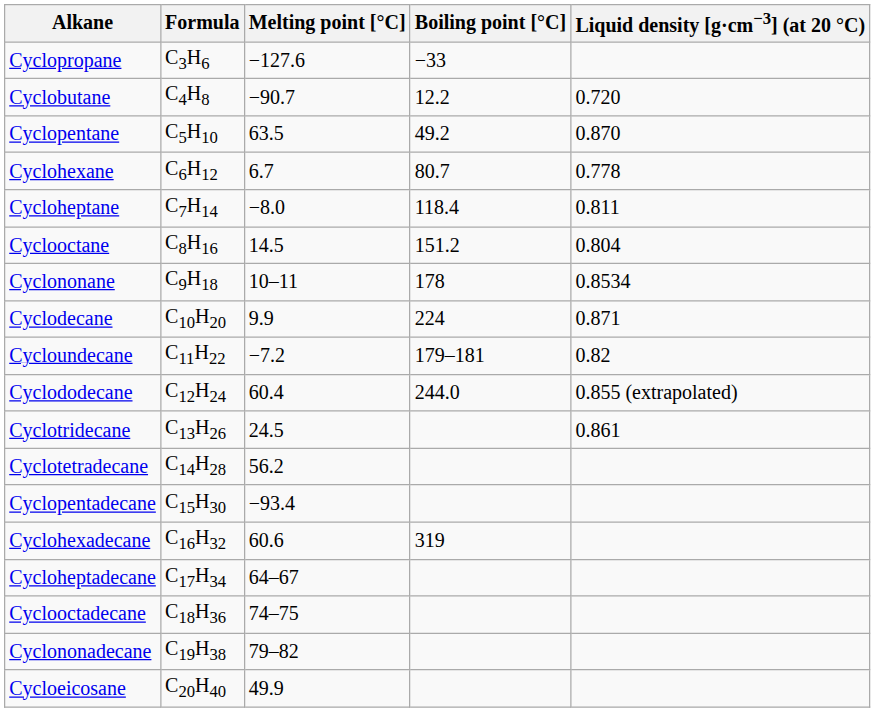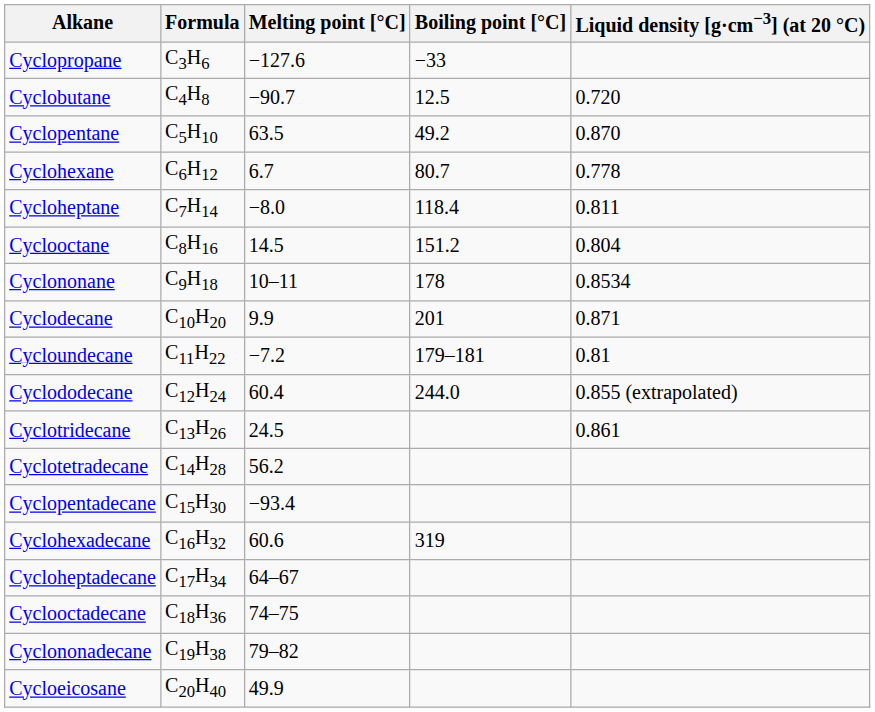(432, 97) 12.2 -> (432, 97) 12.5
(430, 318) 224 -> (430, 318) 201
(593, 355) 0.82 -> (593, 355) 0.81
